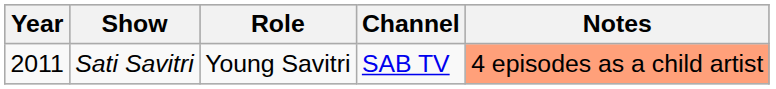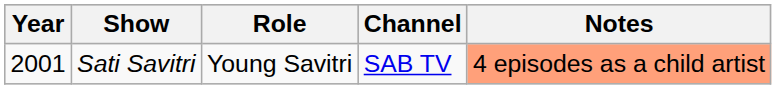(37, 63) 2011 -> (38, 63) 2001
